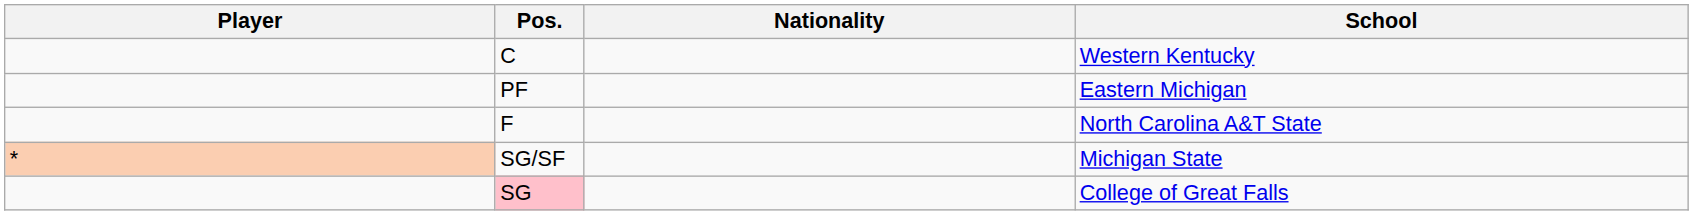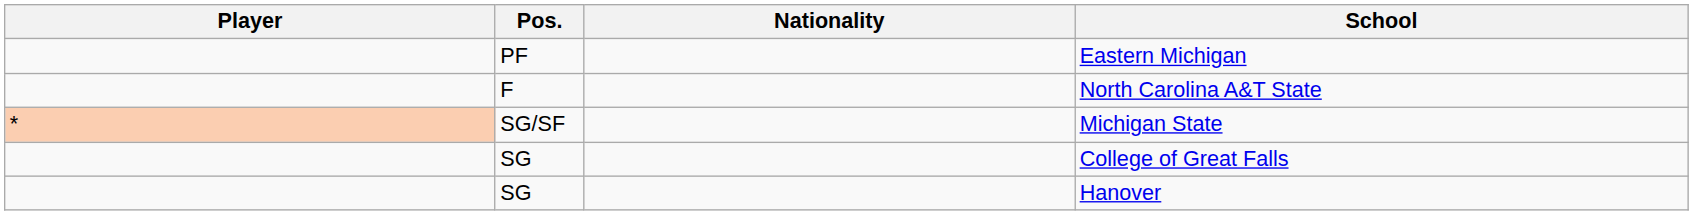- row: (1167, 55)
(516, 192) pink background -> (516, 158) no background
+ row: (1120, 192)
